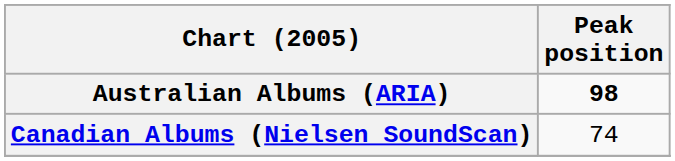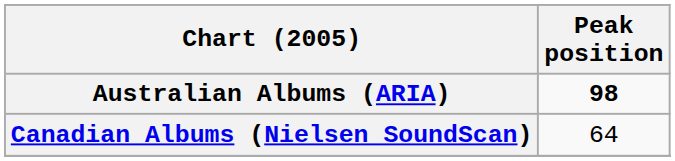(604, 135) 74 -> (604, 135) 64
